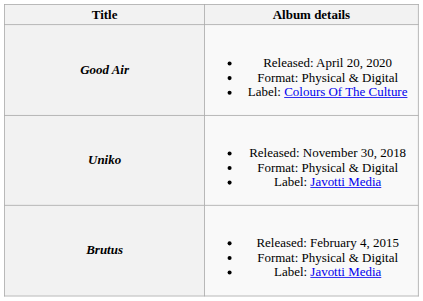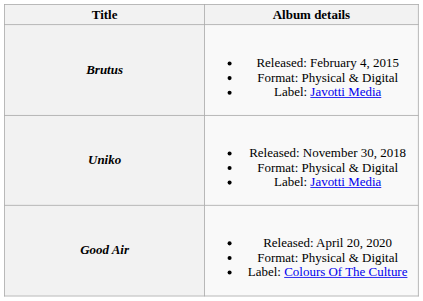rows swapped: (105, 250) <-> (105, 70)
